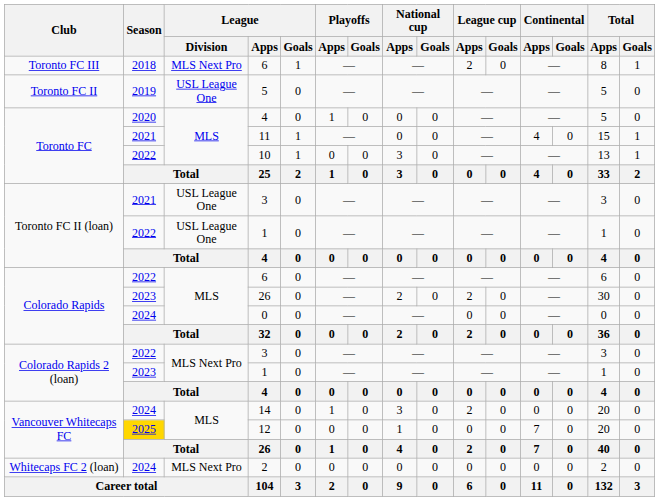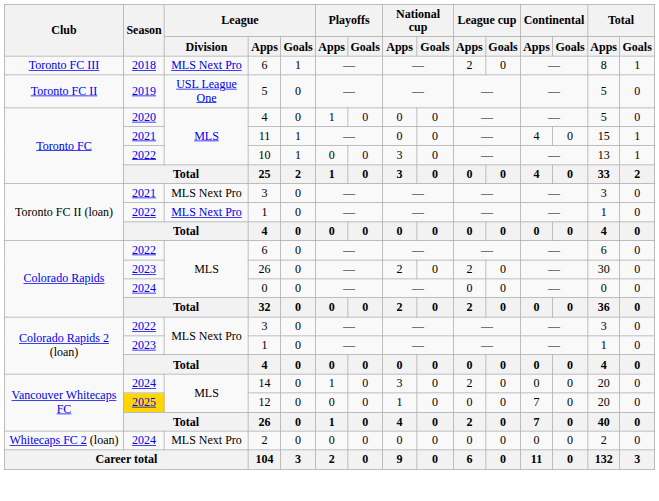(206, 200) USL League One -> (206, 193) MLS Next Pro
(206, 232) USL League One -> (206, 212) MLS Next Pro
